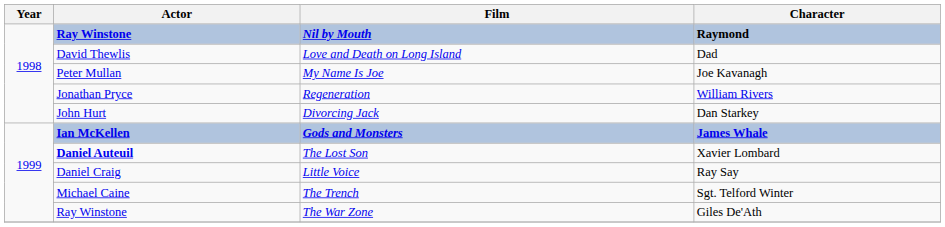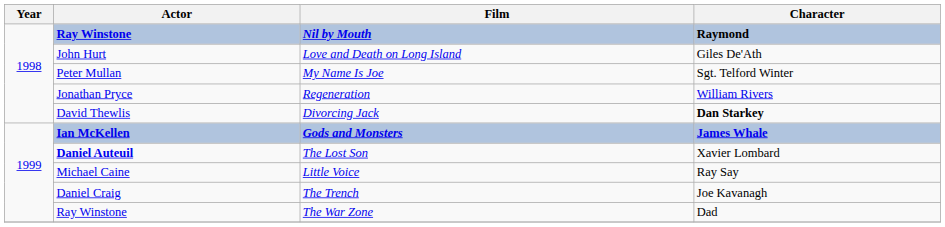(93, 53) David Thewlis -> (81, 53) John Hurt
(707, 53) Dad -> (729, 53) Giles De'Ath
(732, 73) Joe Kavanagh -> (745, 73) Sgt. Telford Winter
(81, 113) John Hurt -> (93, 113) David Thewlis
(728, 113) normal -> (730, 113) bold
(89, 172) Daniel Craig -> (93, 172) Michael Caine
(93, 192) Michael Caine -> (89, 192) Daniel Craig
(745, 192) Sgt. Telford Winter -> (732, 192) Joe Kavanagh
(729, 212) Giles De'Ath -> (707, 212) Dad
